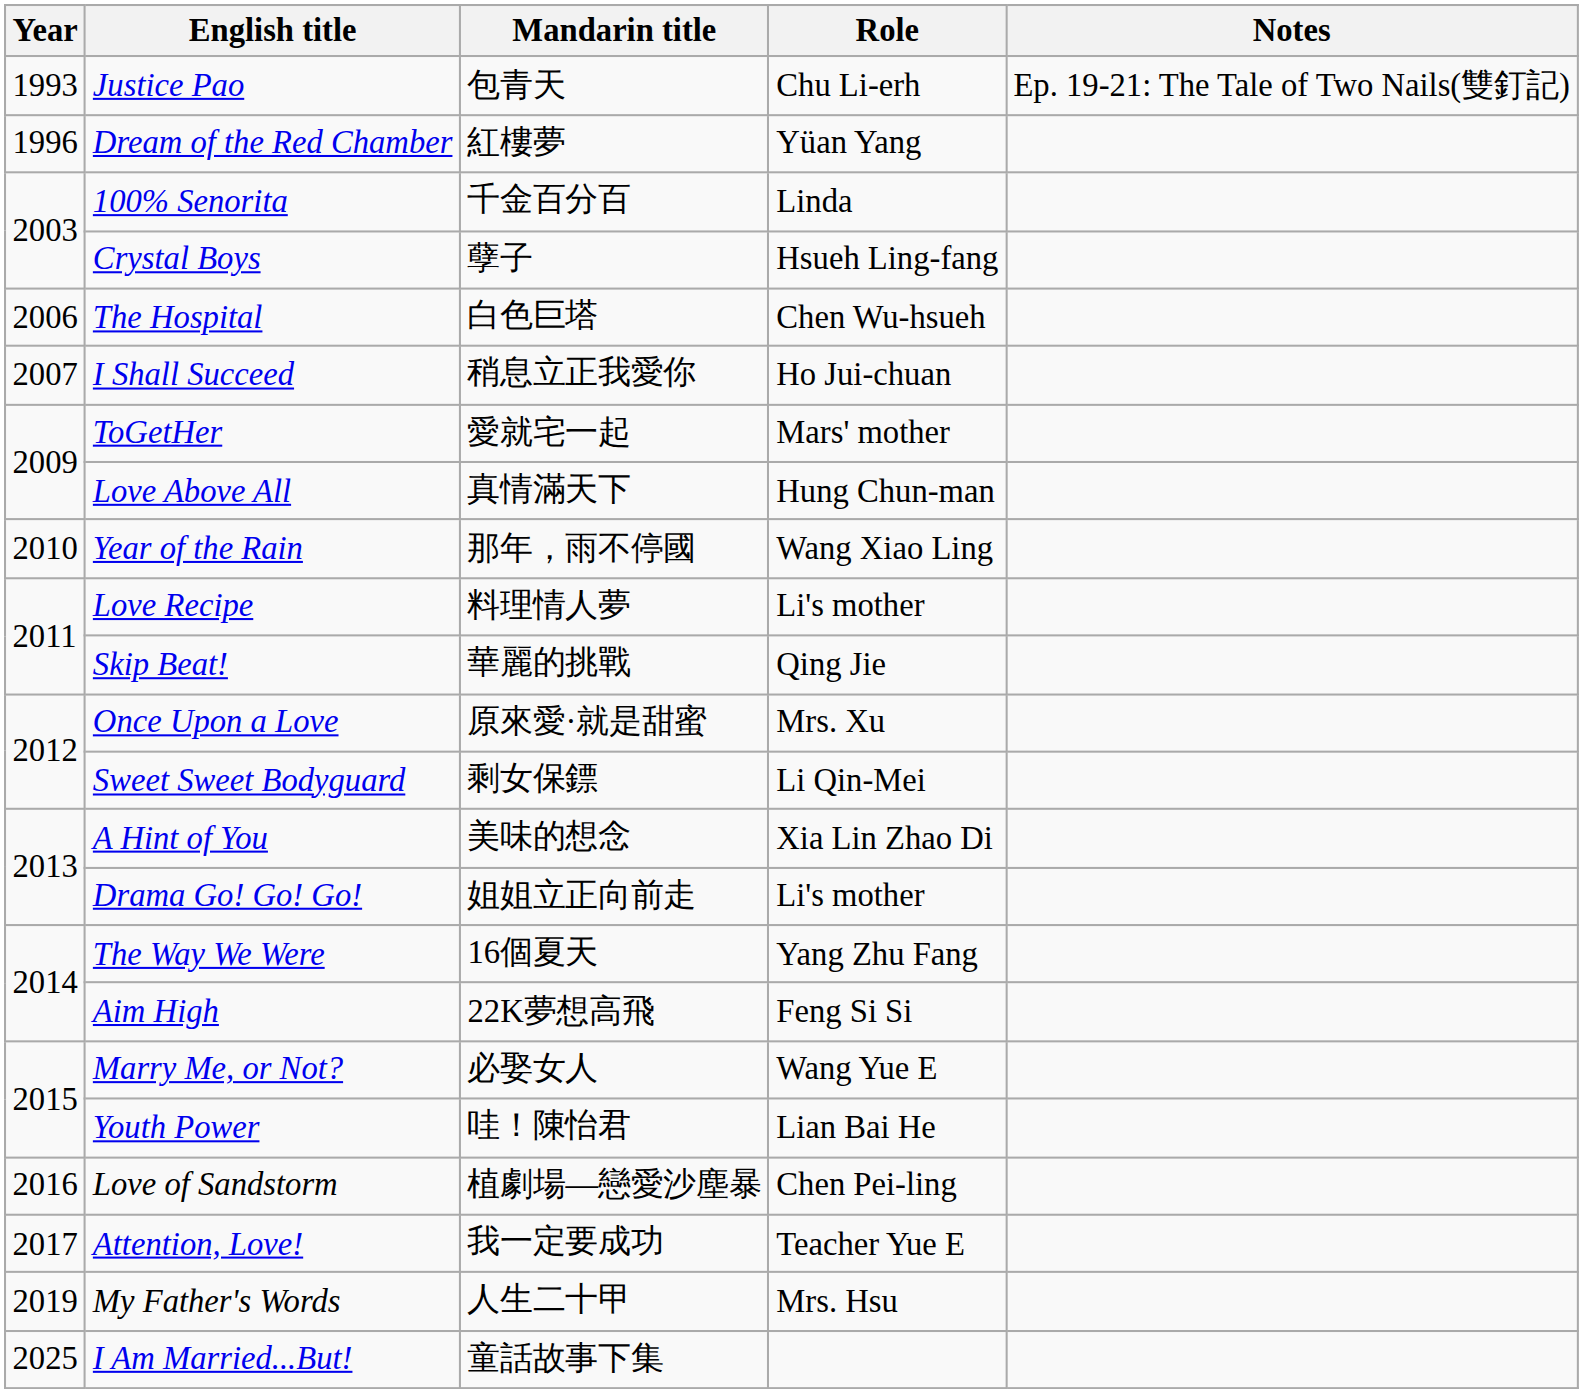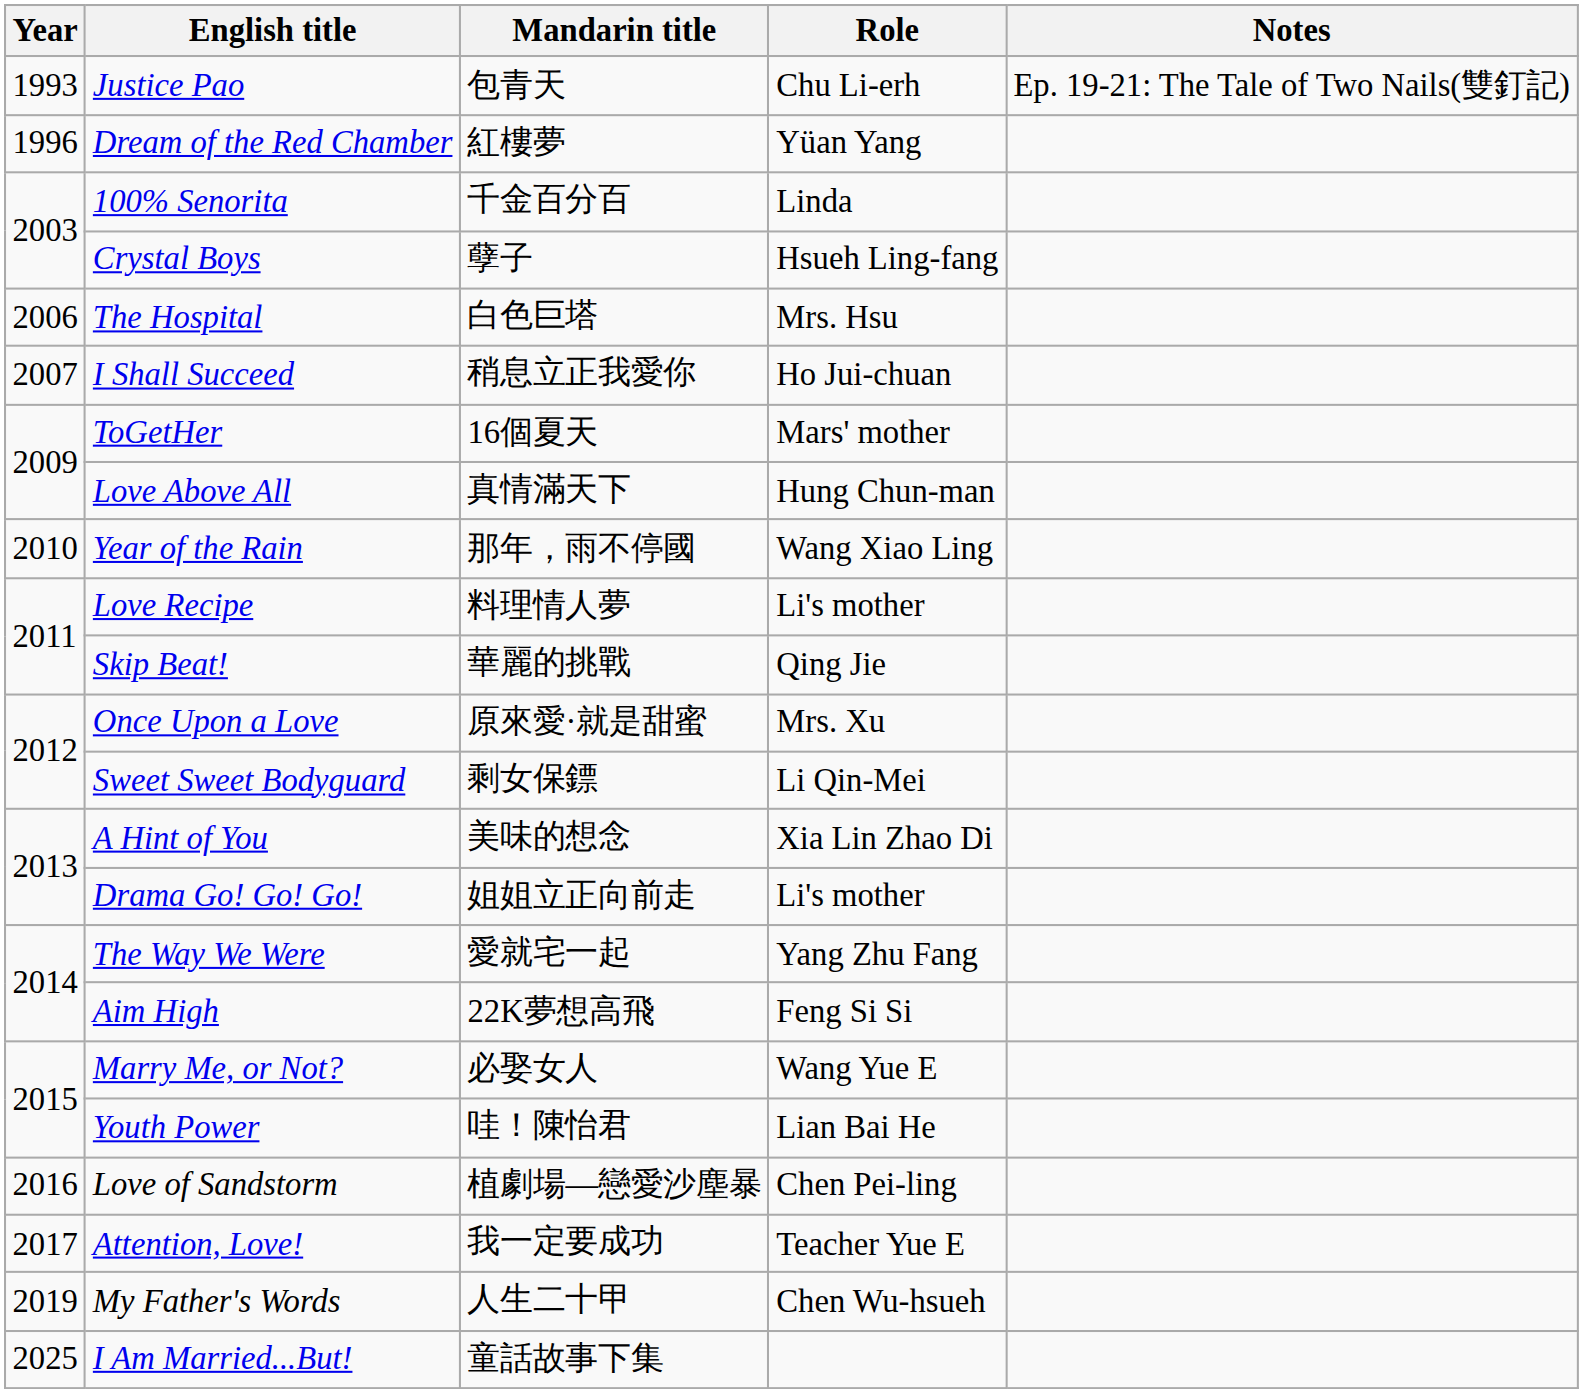(881, 316) Chen Wu-hsueh -> (837, 316) Mrs. Hsu
(549, 431) 愛就宅一起 -> (533, 431) 16個夏天
(533, 952) 16個夏天 -> (549, 952) 愛就宅一起
(837, 1300) Mrs. Hsu -> (881, 1300) Chen Wu-hsueh
